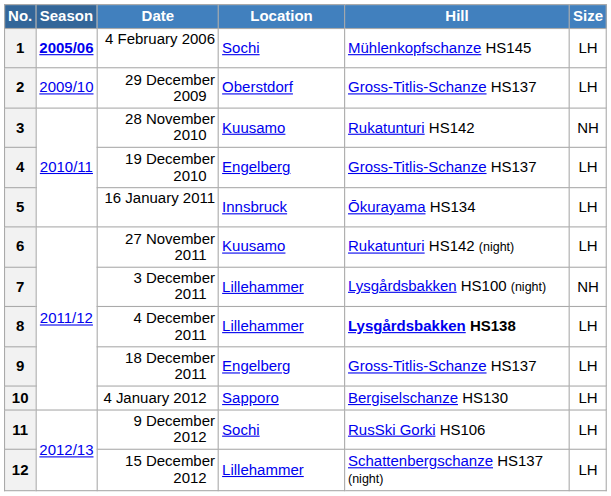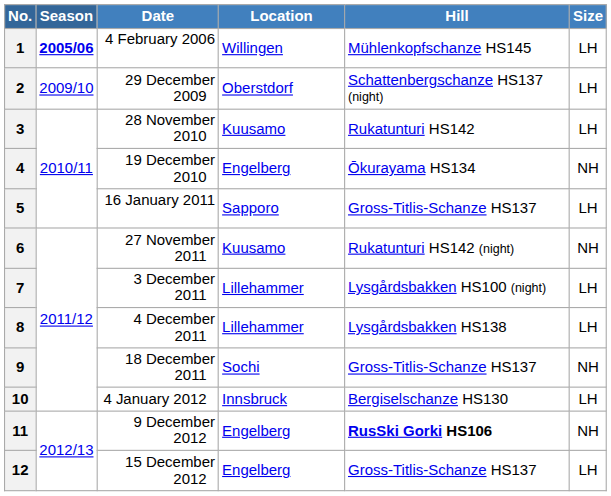(241, 48) Sochi -> (253, 48) Willingen
(442, 87) Gross-Titlis-Schanze HS137 -> (446, 87) Schattenbergschanze HS137 (night)
(588, 127) NH -> (588, 128) LH
(442, 167) Gross-Titlis-Schanze HS137 -> (412, 168) Ōkurayama HS134
(588, 167) LH -> (588, 168) NH
(255, 207) Innsbruck -> (250, 208) Sapporo
(412, 207) Ōkurayama HS134 -> (442, 208) Gross-Titlis-Schanze HS137
(588, 247) LH -> (588, 248) NH
(588, 286) NH -> (588, 287) LH
(432, 326) bold -> (427, 327) normal
(256, 366) Engelberg -> (241, 367) Sochi
(588, 366) LH -> (588, 367) NH
(250, 398) Sapporo -> (255, 399) Innsbruck
(241, 429) Sochi -> (256, 430) Engelberg
(417, 429) normal -> (420, 430) bold
(588, 429) LH -> (588, 430) NH
(263, 469) Lillehammer -> (256, 470) Engelberg
(446, 468) Schattenbergschanze HS137 (night) -> (442, 470) Gross-Titlis-Schanze HS137
